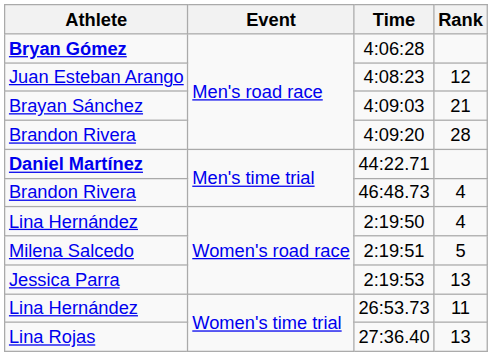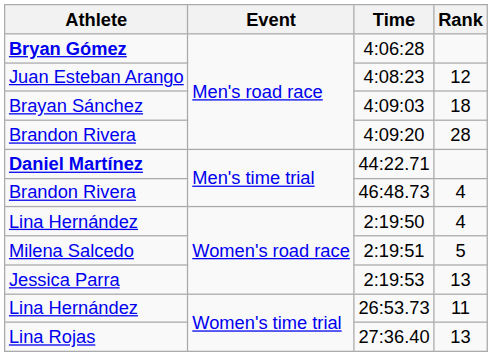(460, 106) 21 -> (460, 106) 18
